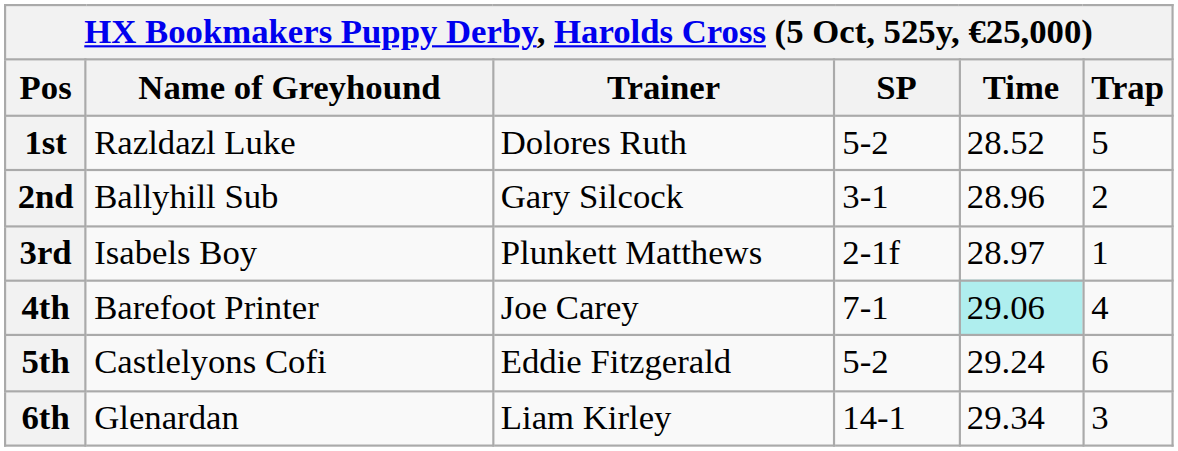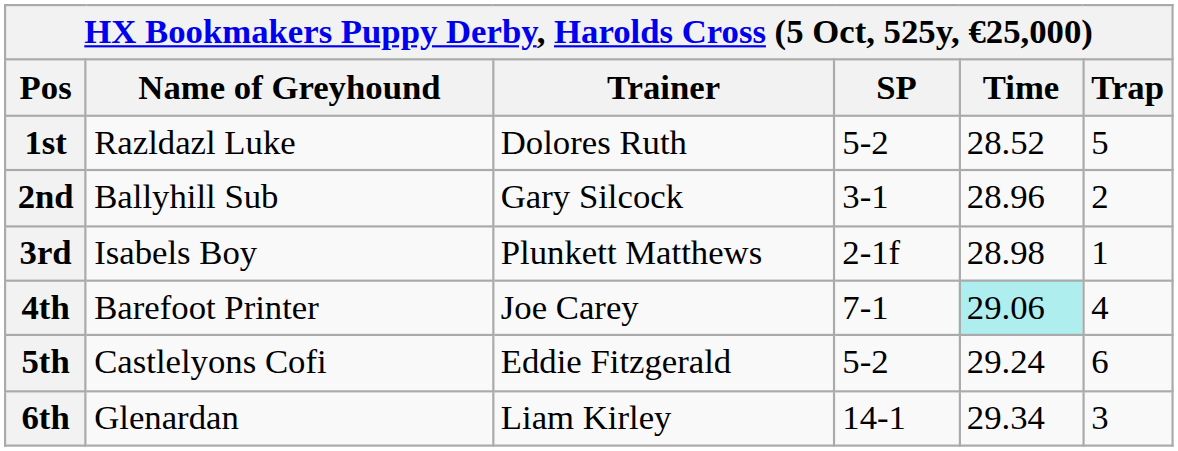(1006, 252) 28.97 -> (1006, 252) 28.98
